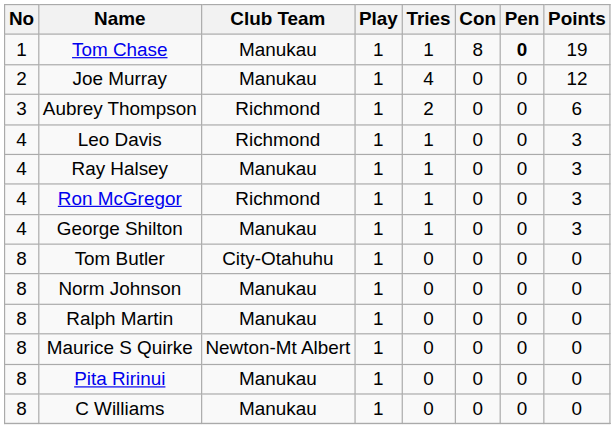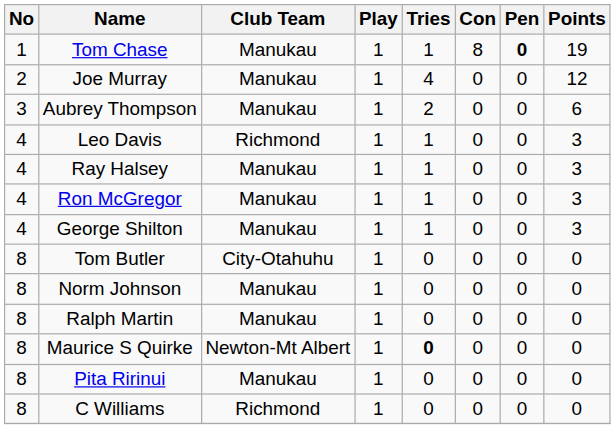(278, 109) Richmond -> (278, 109) Manukau
(278, 199) Richmond -> (278, 199) Manukau
(429, 348) normal -> (429, 348) bold
(278, 408) Manukau -> (278, 408) Richmond
